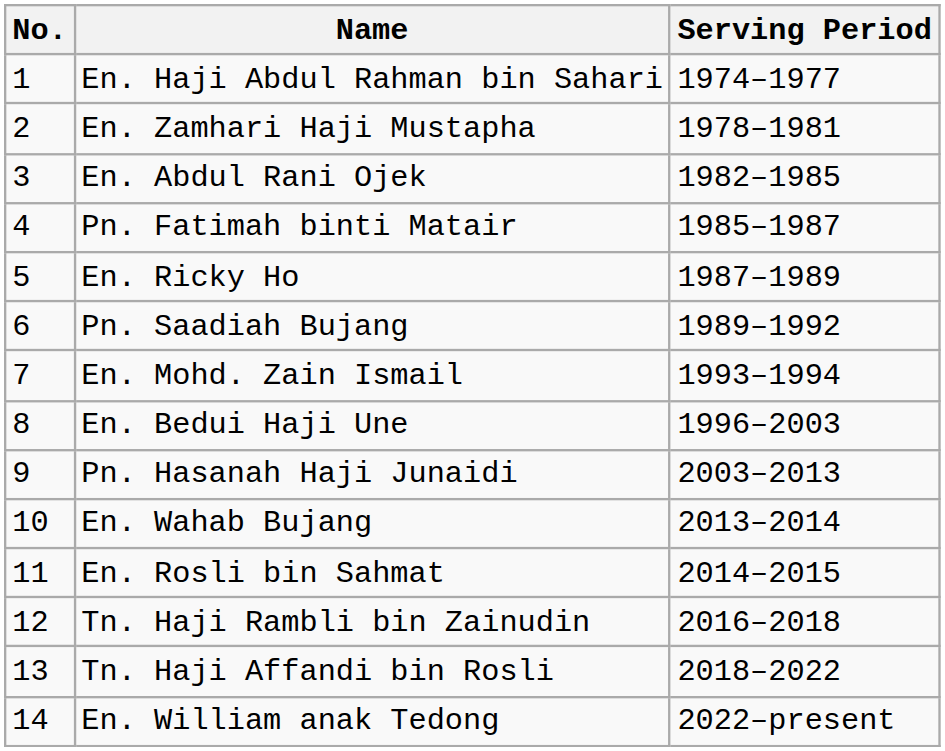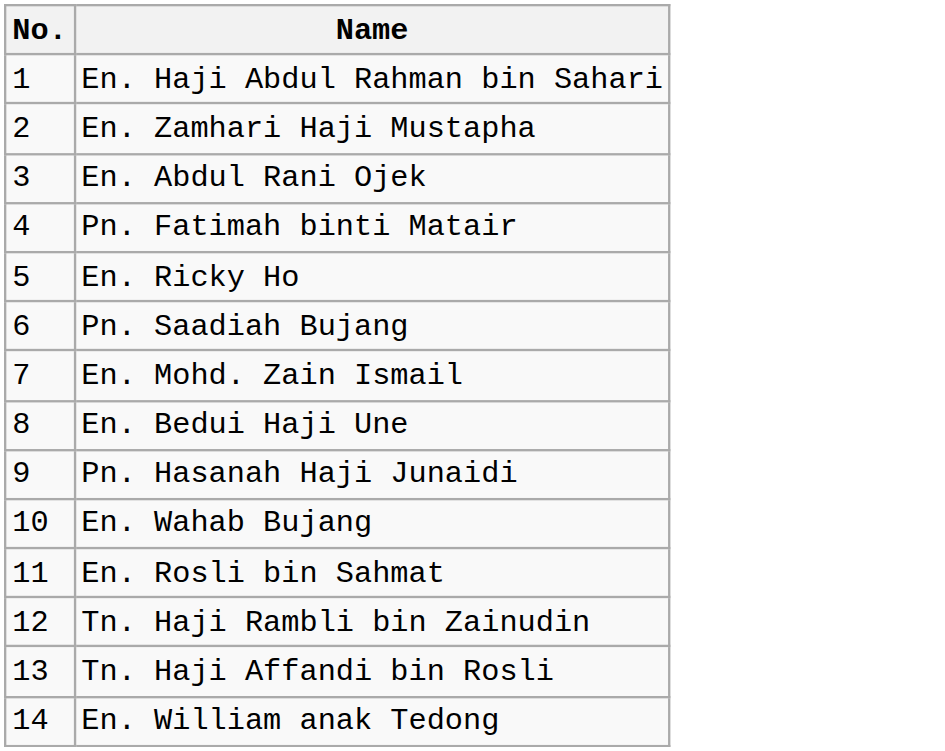- column: (805, 30)
